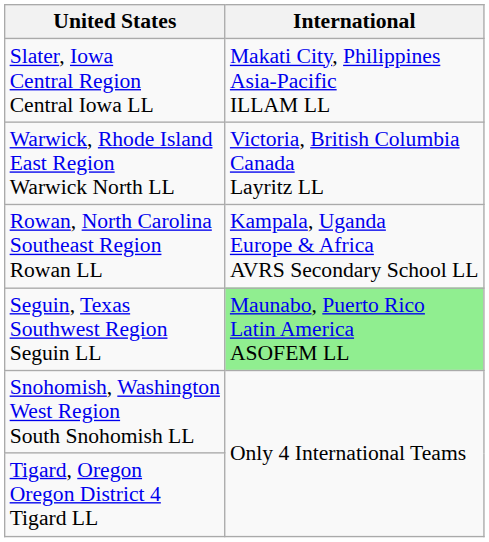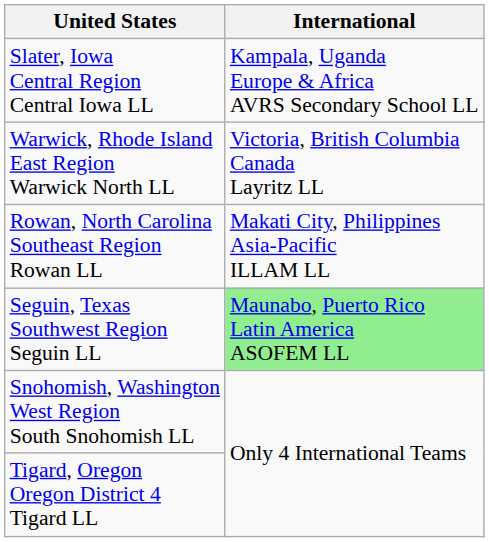(335, 80) Makati City, Philippines Asia-Pacific ILLAM LL -> (354, 80) Kampala, Uganda Europe & Africa AVRS Secondary School LL
(354, 245) Kampala, Uganda Europe & Africa AVRS Secondary School LL -> (335, 245) Makati City, Philippines Asia-Pacific ILLAM LL
